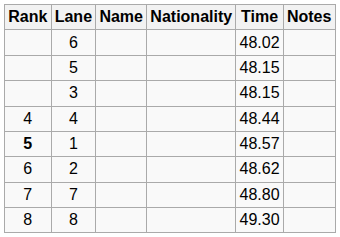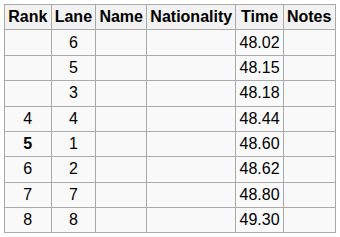(260, 93) 48.15 -> (260, 93) 48.18
(260, 144) 48.57 -> (260, 144) 48.60
